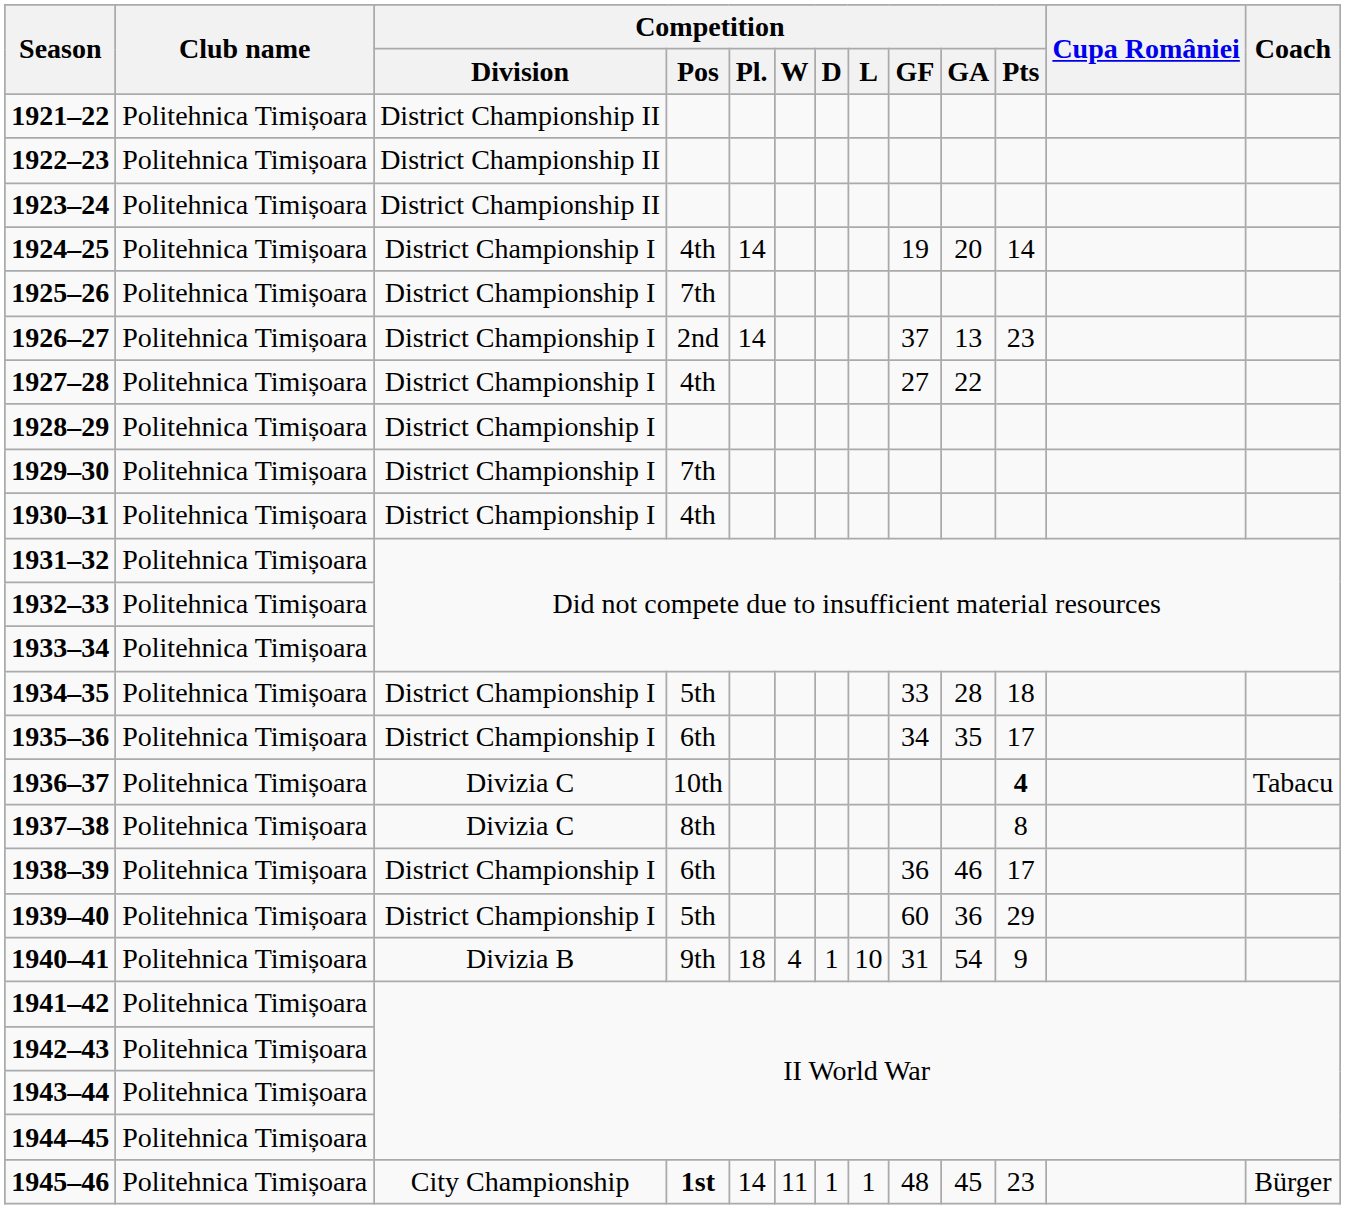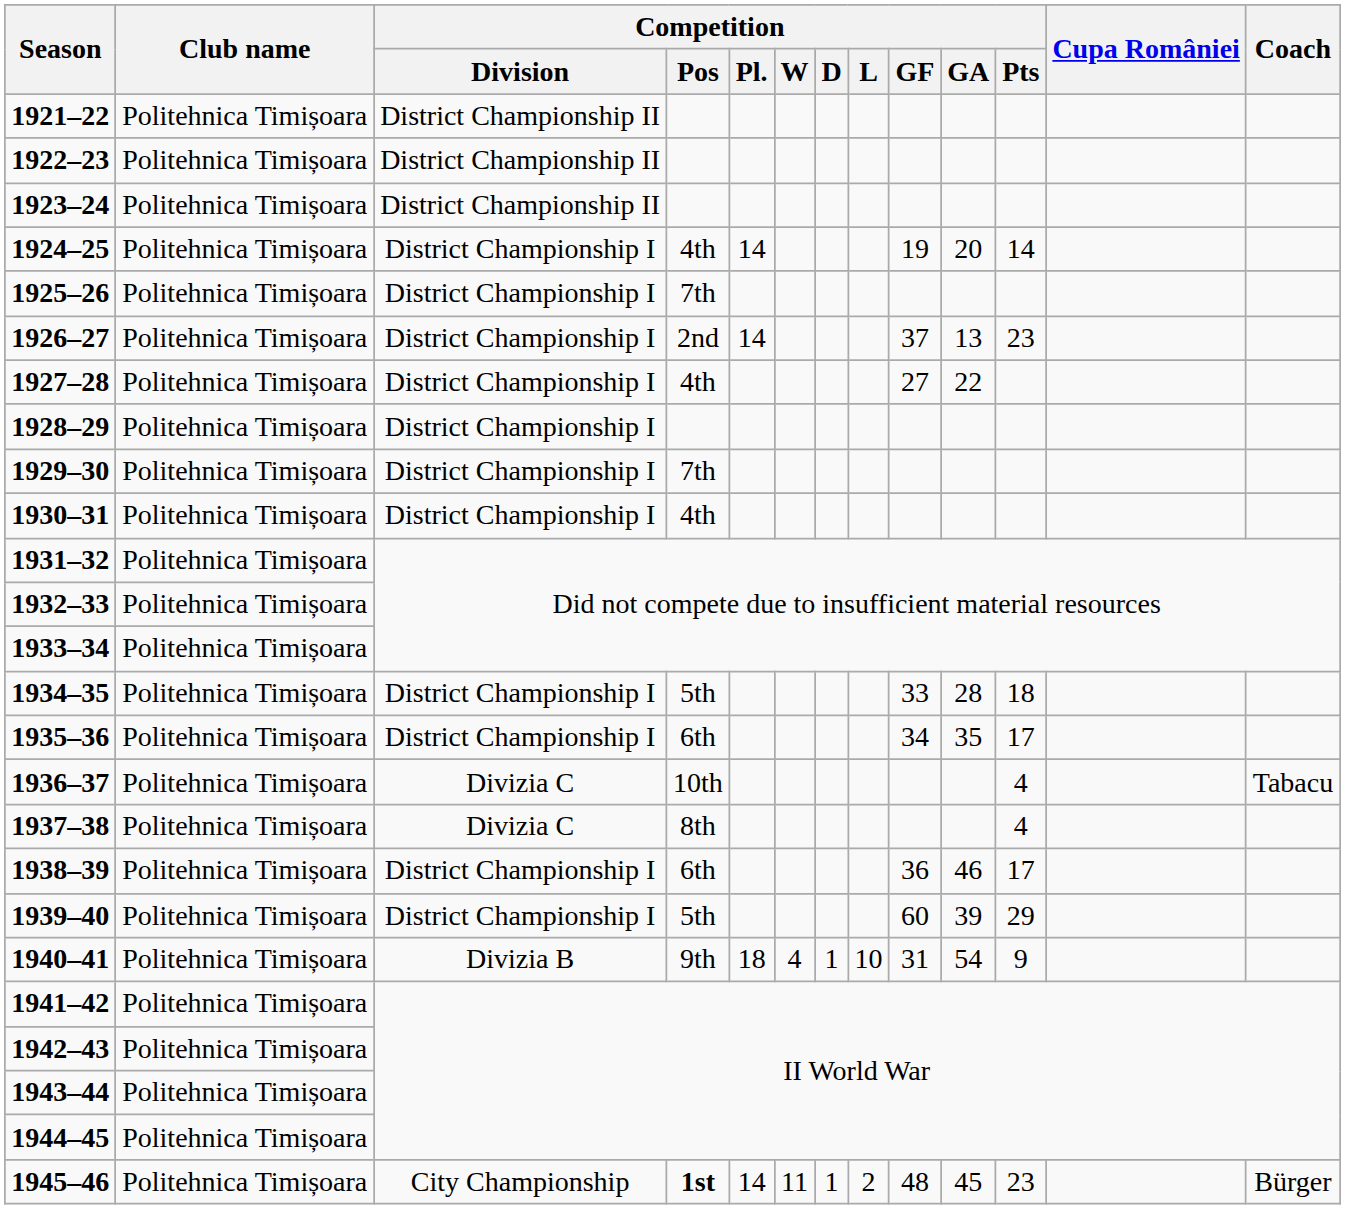(1021, 781) bold -> (1021, 781) normal
(1021, 826) 8 -> (1021, 826) 4
(968, 914) 36 -> (968, 914) 39
(869, 1181) 1 -> (869, 1181) 2
